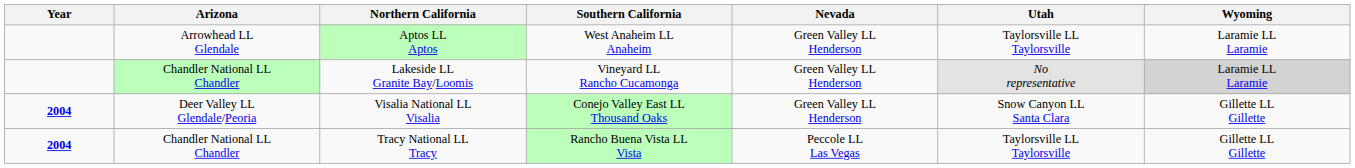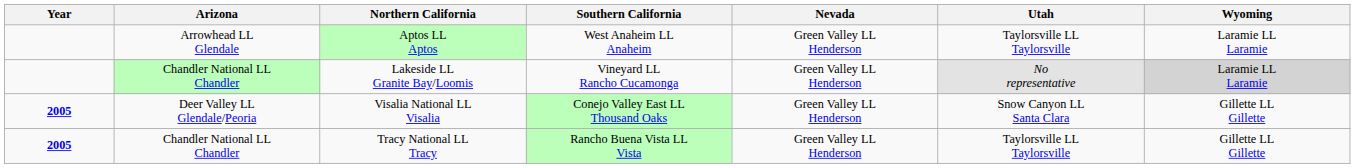(59, 111) 2004 -> (59, 111) 2005
(59, 146) 2004 -> (59, 146) 2005
(835, 146) Peccole LL Las Vegas -> (835, 146) Green Valley LL Henderson
